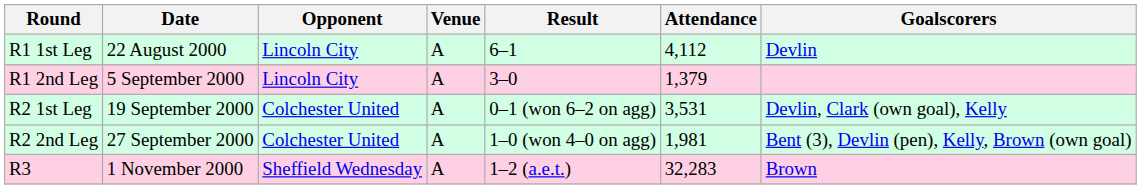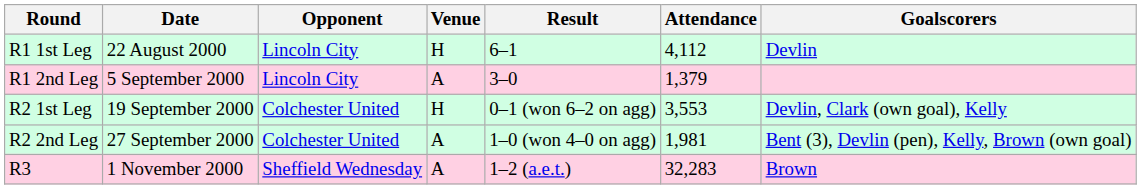(438, 49) A -> (438, 49) H
(438, 109) A -> (438, 109) H
(686, 109) 3,531 -> (686, 109) 3,553
